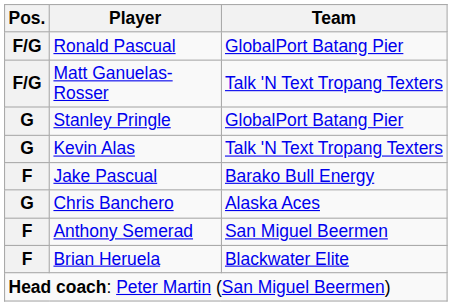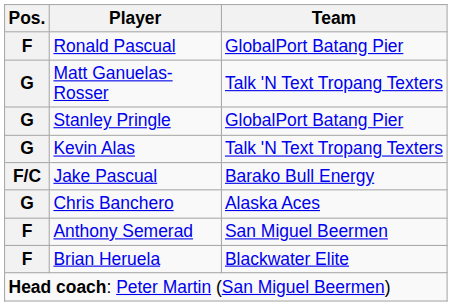(27, 45) F/G -> (27, 45) F
(27, 83) F/G -> (27, 83) G
(27, 176) F -> (27, 176) F/C
